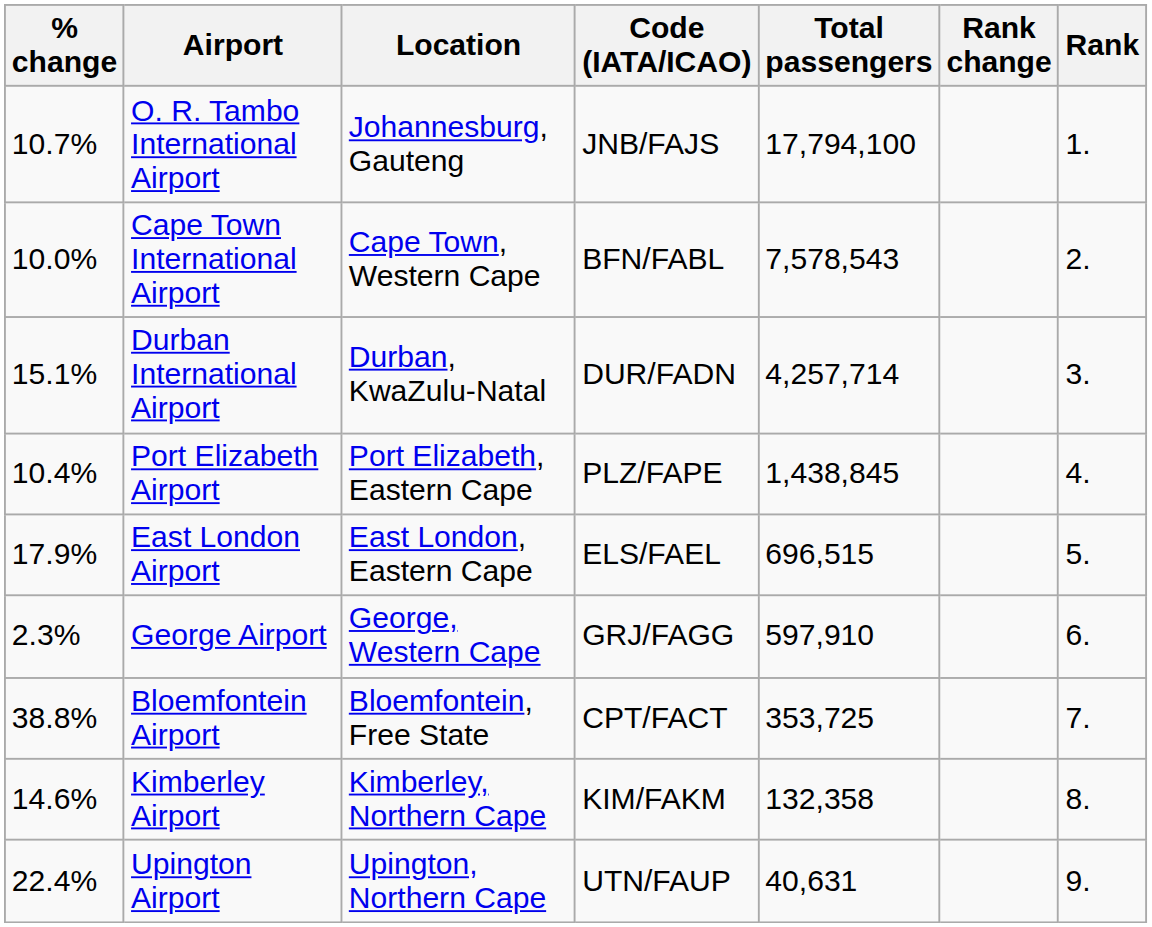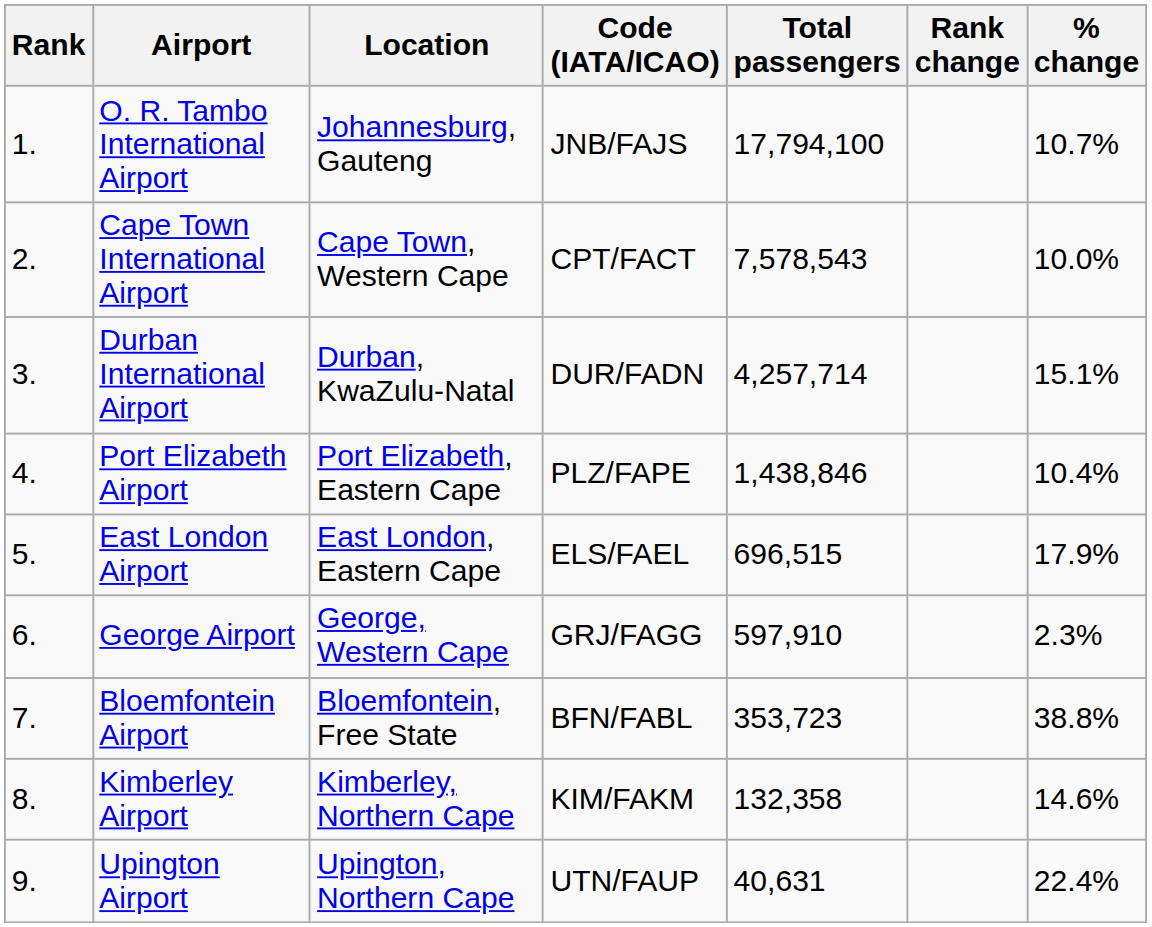columns swapped: (1102, 45) <-> (65, 45)
(653, 259) BFN/FABL -> (623, 259) CPT/FACT
(832, 472) 1,438,845 -> (801, 472) 1,438,846
(655, 717) CPT/FACT -> (621, 717) BFN/FABL
(820, 717) 353,725 -> (788, 717) 353,723
